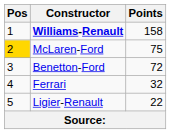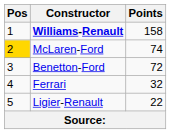(157, 49) 75 -> (157, 49) 74
